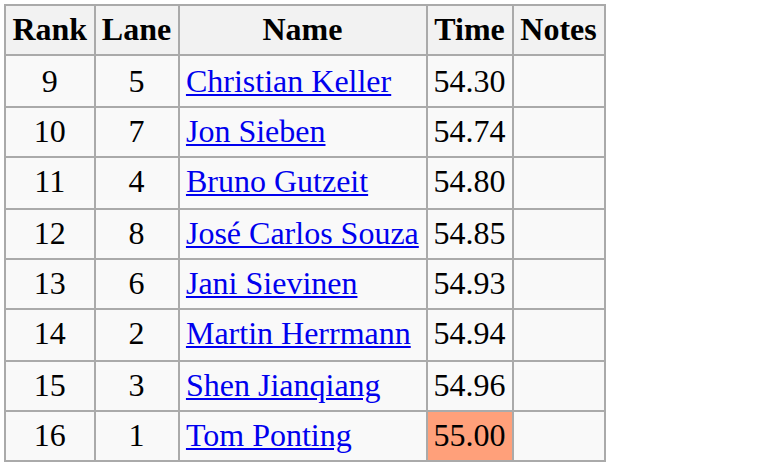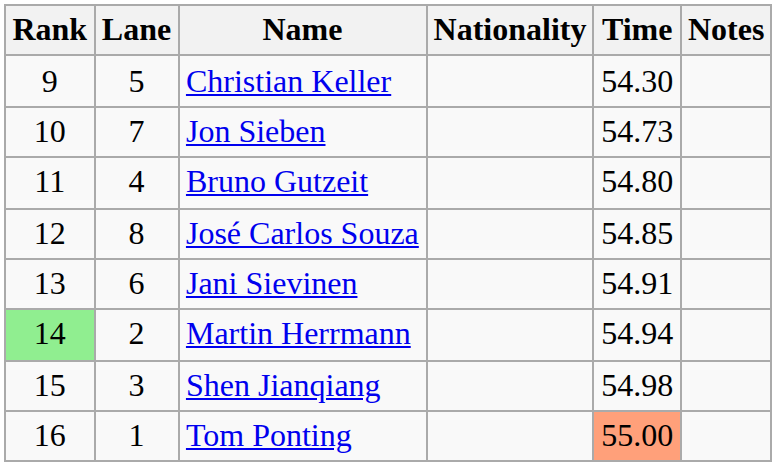+ column: (510, 29)
(470, 131) 54.74 -> (637, 131) 54.73
(470, 283) 54.93 -> (637, 283) 54.91
(50, 334) no background -> (50, 334) lightgreen background
(470, 385) 54.96 -> (637, 385) 54.98
